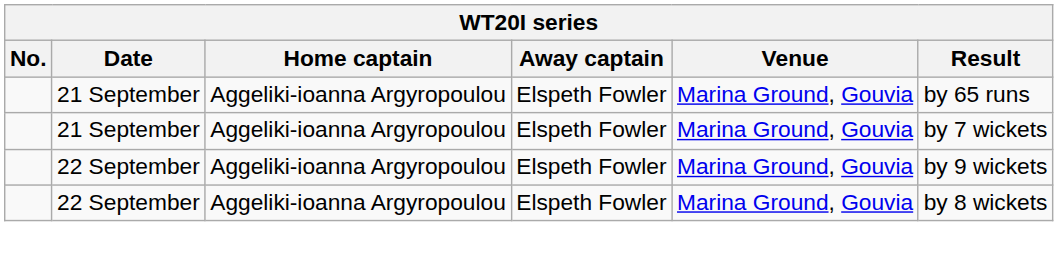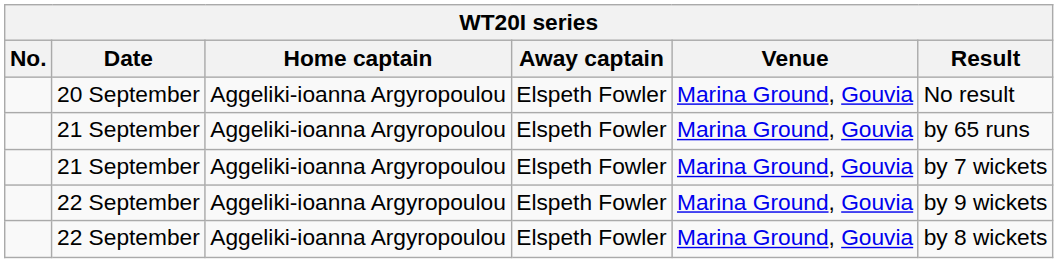+ row: (28, 95)
